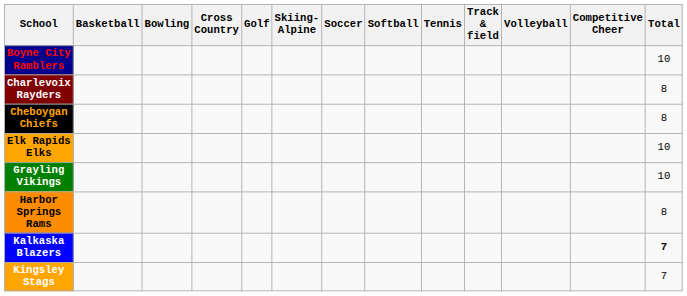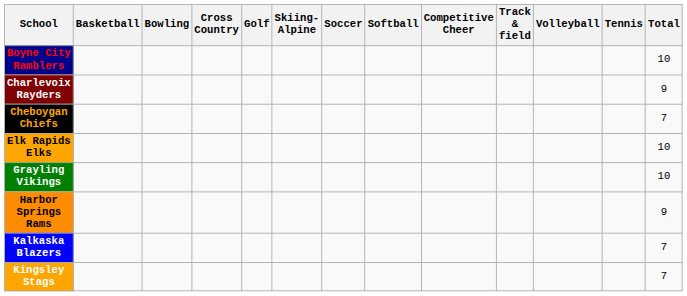columns swapped: (443, 25) <-> (608, 25)
(664, 90) 8 -> (664, 90) 9
(664, 119) 8 -> (664, 119) 7
(664, 213) 8 -> (664, 213) 9
(664, 248) bold -> (664, 248) normal
